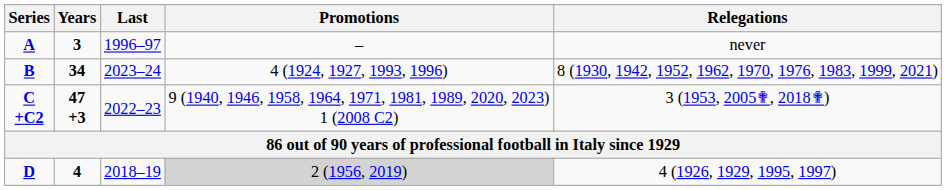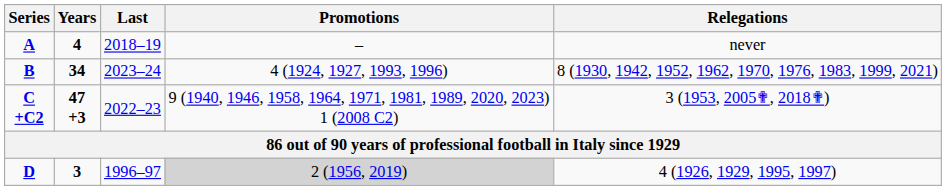(77, 45) 3 -> (77, 45) 4
(132, 45) 1996–97 -> (132, 45) 2018–19
(77, 171) 4 -> (77, 171) 3
(132, 171) 2018–19 -> (132, 171) 1996–97
